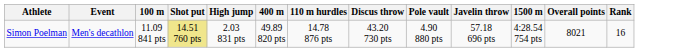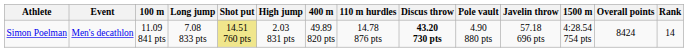+ column: (193, 12)
(378, 34) normal -> (427, 34) bold
(576, 34) 8021 -> (626, 34) 8424
(621, 34) 16 -> (670, 34) 14
